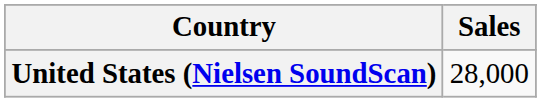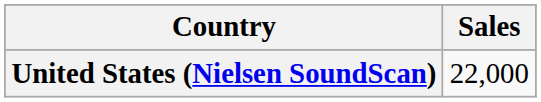(489, 73) 28,000 -> (489, 73) 22,000
